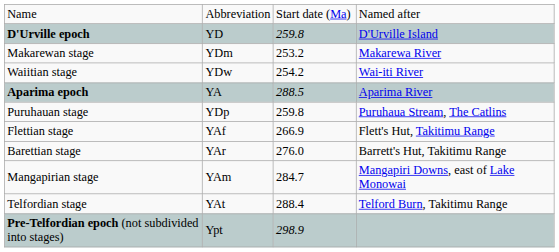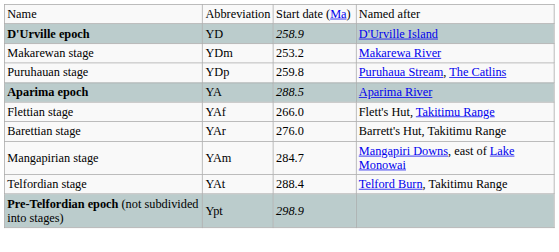(290, 33) 259.8 -> (290, 33) 258.9
- row: (42, 72)
rows swapped: (48, 111) <-> (48, 92)
(290, 131) 266.9 -> (290, 111) 266.0
